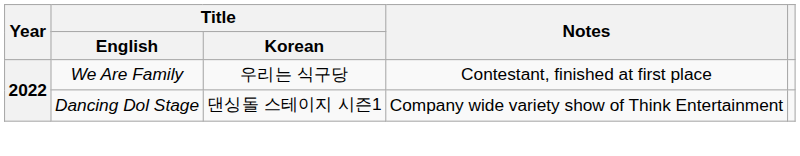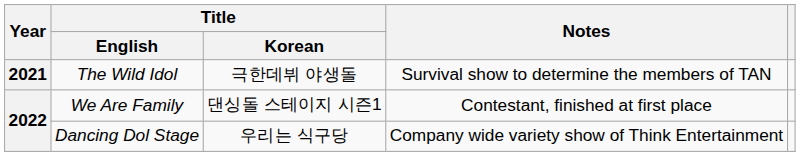+ row: (127, 74)
(294, 74) 우리는 식구당 -> (294, 104) 댄싱돌 스테이지 시즌1
(294, 104) 댄싱돌 스테이지 시즌1 -> (294, 135) 우리는 식구당
